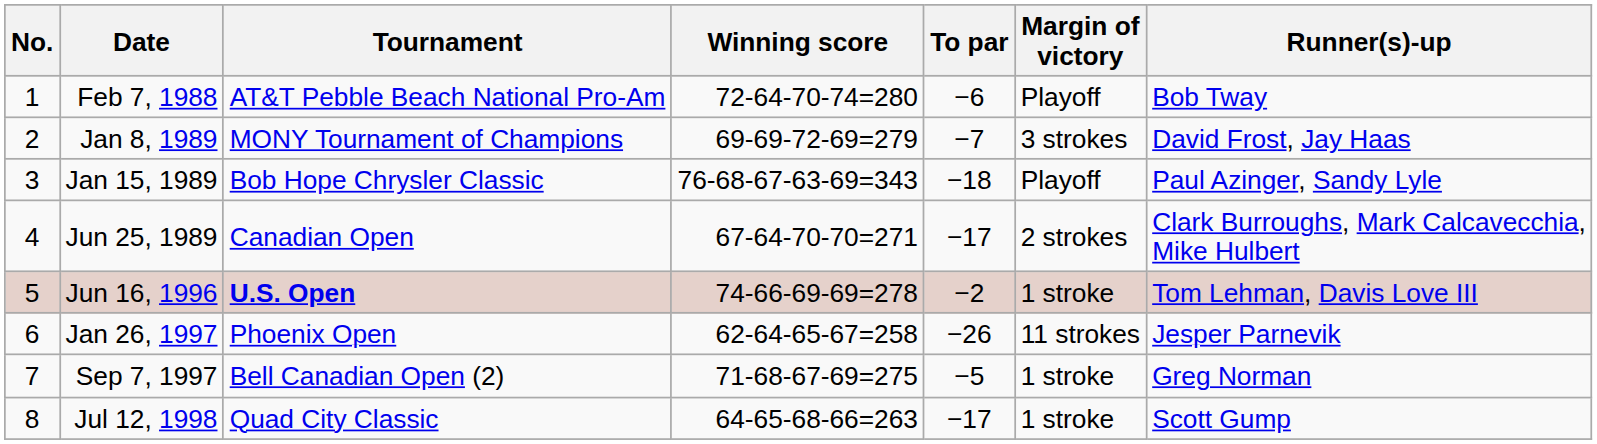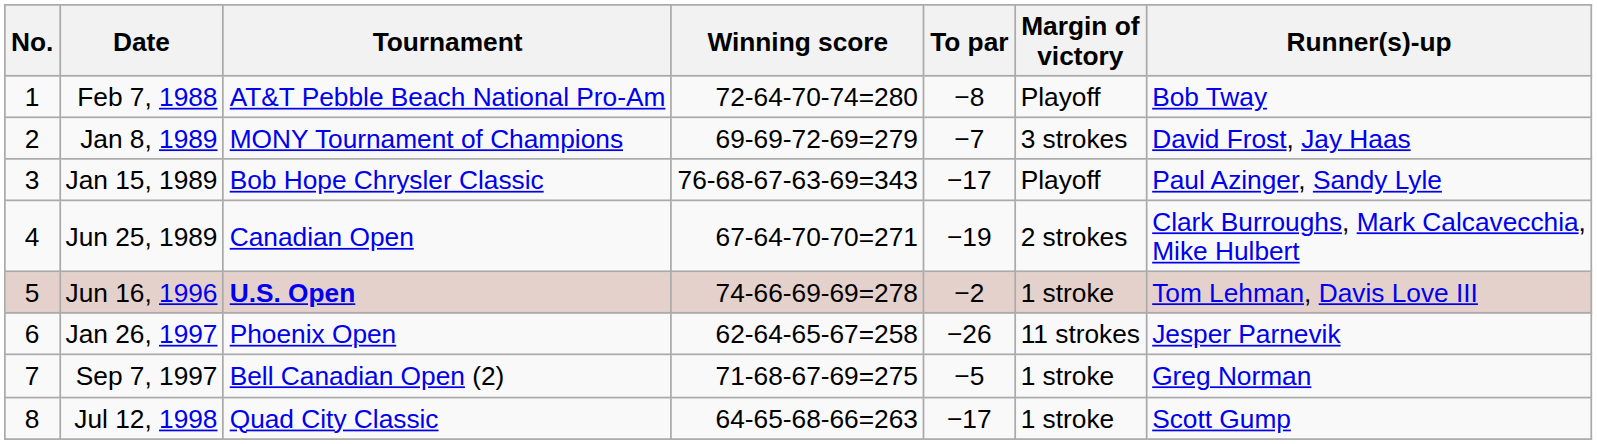(969, 97) −6 -> (969, 97) −8
(969, 180) −18 -> (969, 180) −17
(969, 236) −17 -> (969, 236) −19
